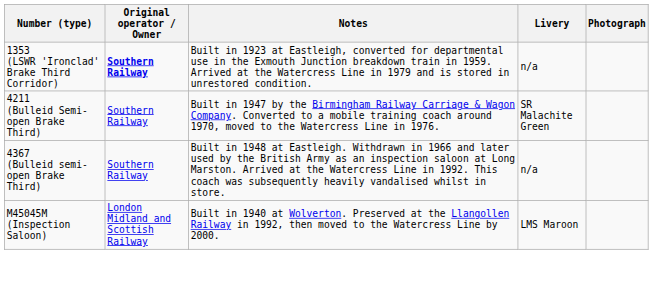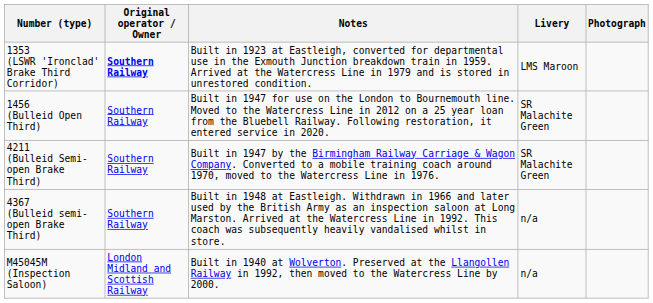(529, 67) n/a -> (549, 67) LMS Maroon
+ row: (44, 116)
(549, 225) LMS Maroon -> (529, 274) n/a
